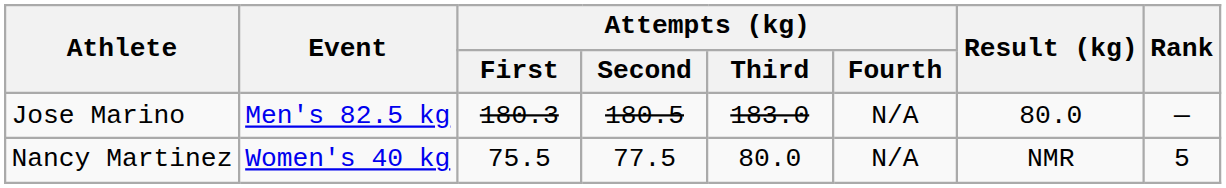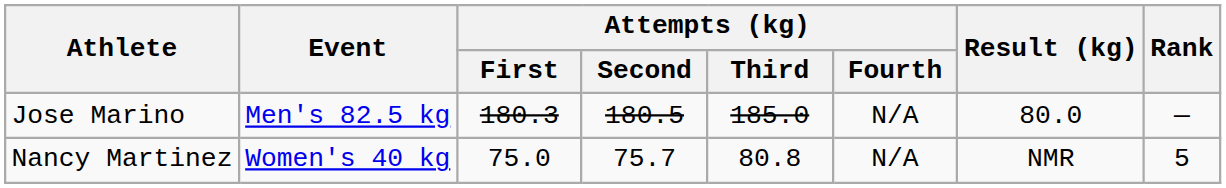(770, 115) 183.0 -> (770, 115) 185.0
(519, 160) 75.5 -> (519, 160) 75.0
(645, 160) 77.5 -> (645, 160) 75.7
(770, 160) 80.0 -> (770, 160) 80.8
